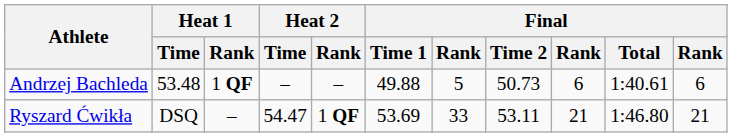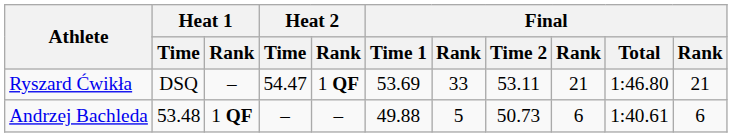rows swapped: (71, 116) <-> (79, 84)
